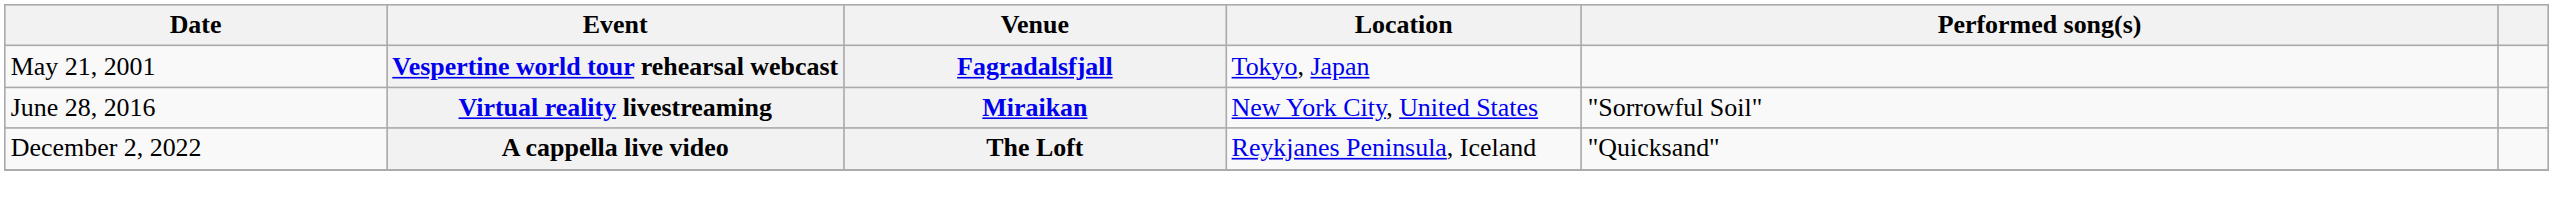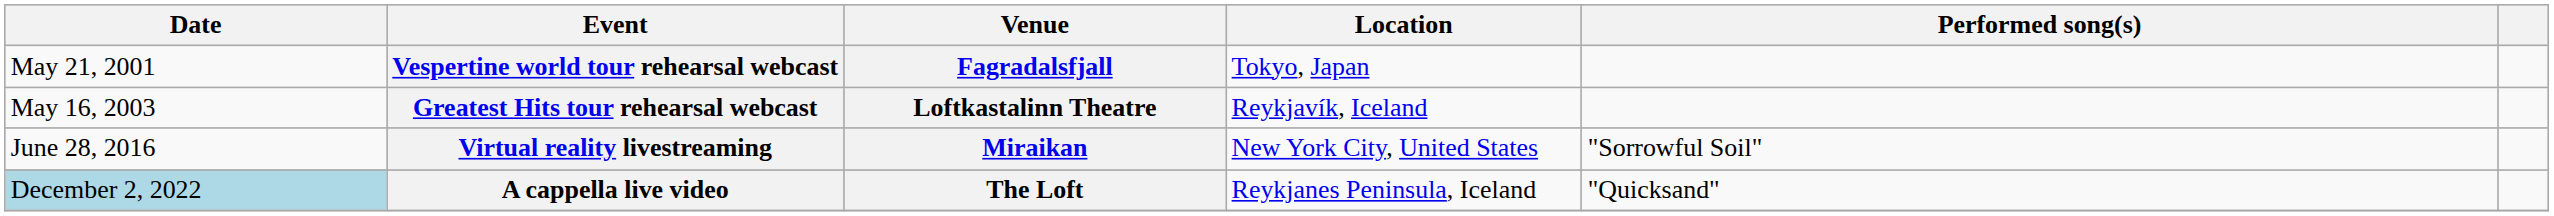+ row: (615, 107)
(106, 148) no background -> (106, 189) lightblue background
